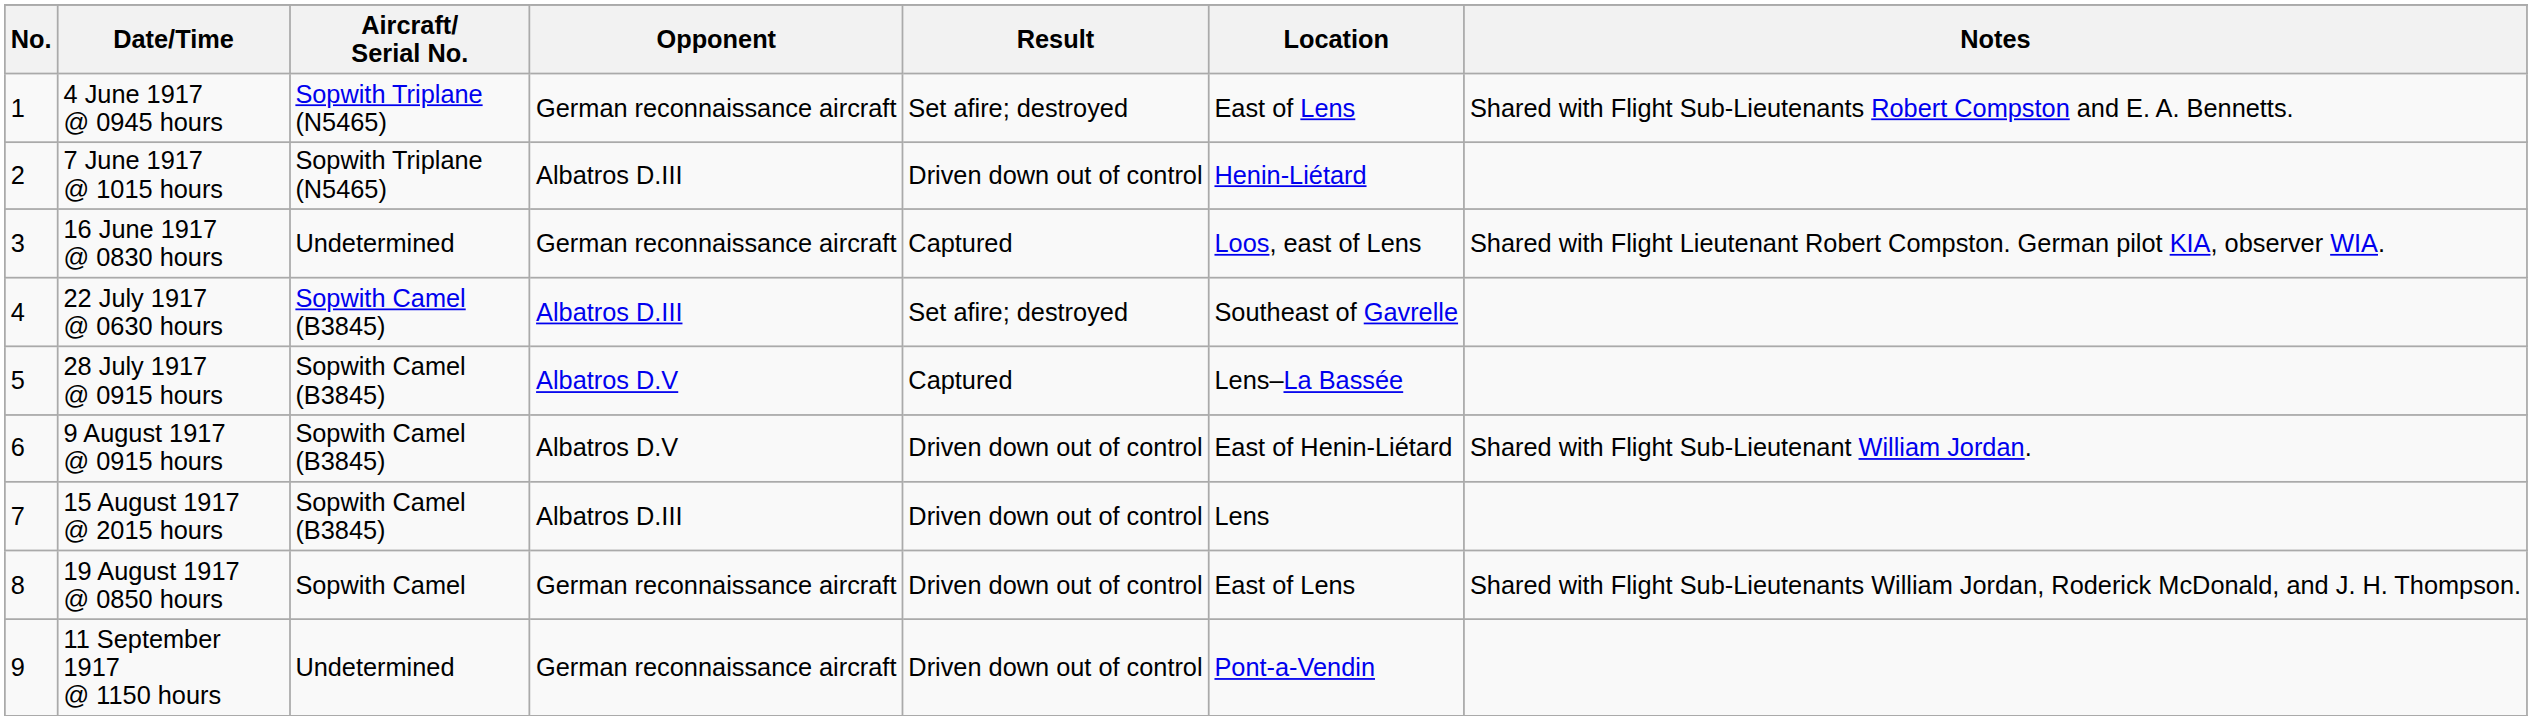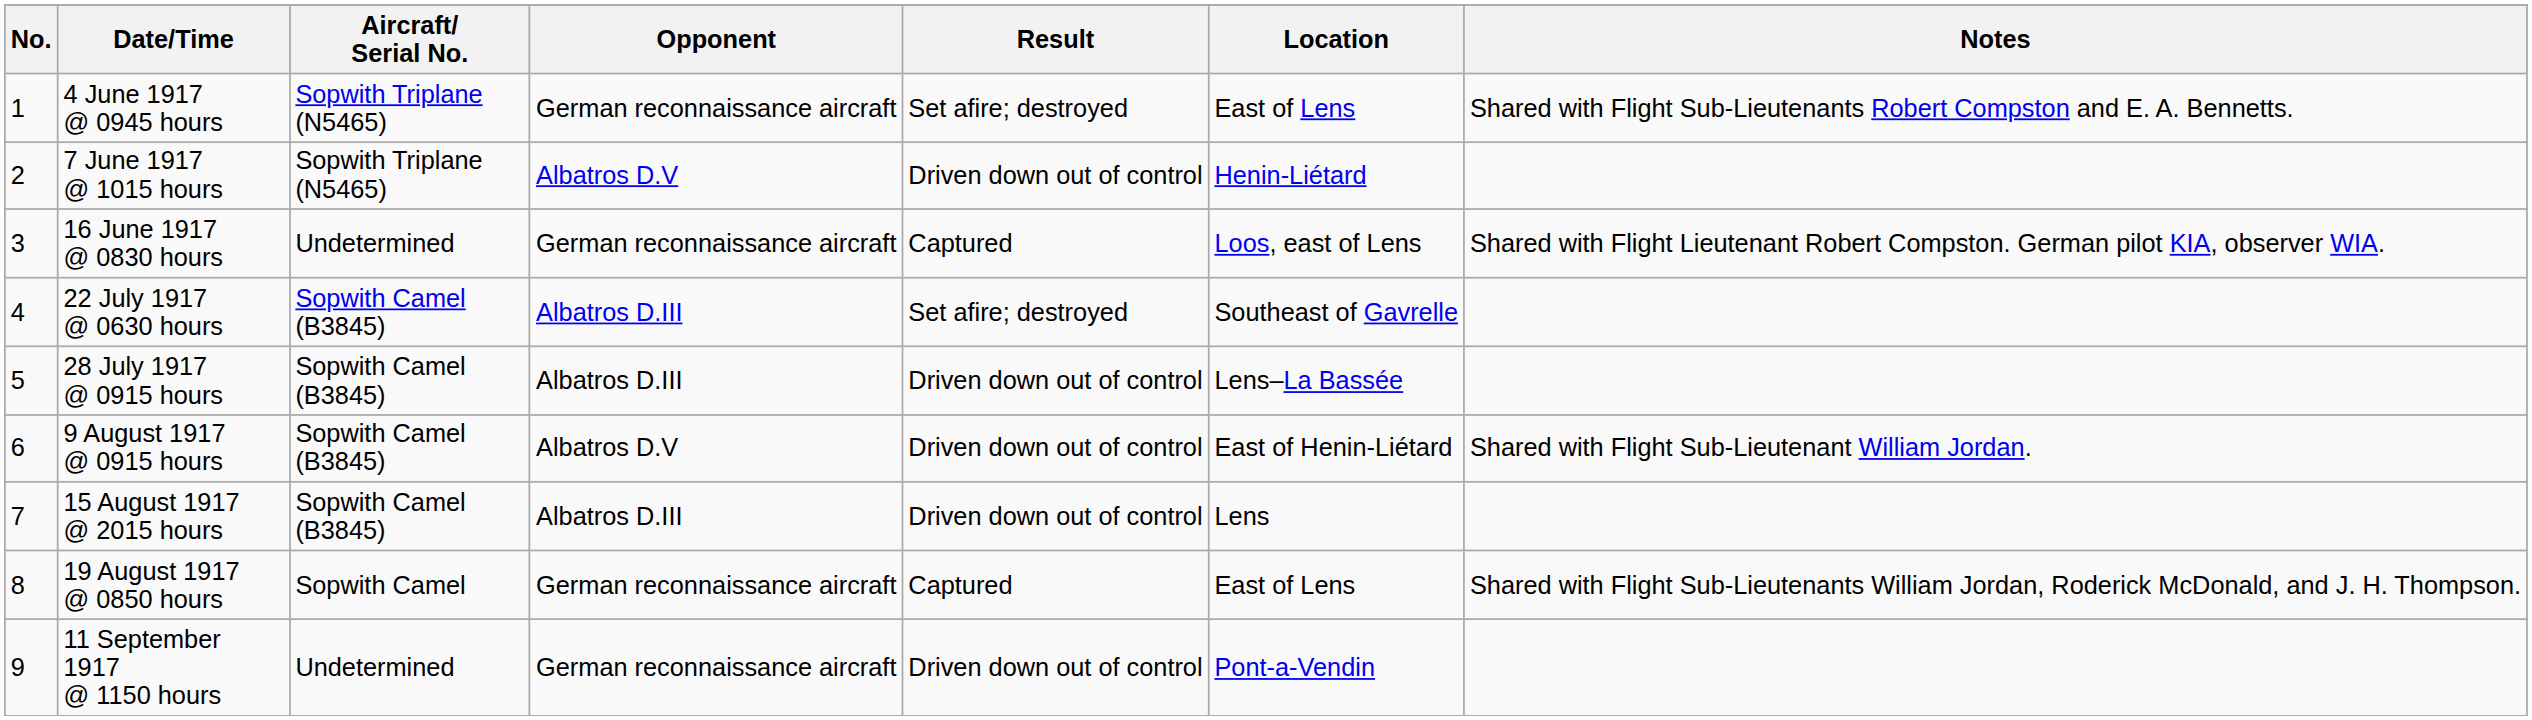(609, 176) Albatros D.III -> (607, 176) Albatros D.V
(607, 380) Albatros D.V -> (609, 380) Albatros D.III
(960, 380) Captured -> (1055, 380) Driven down out of control
(1055, 585) Driven down out of control -> (960, 585) Captured
